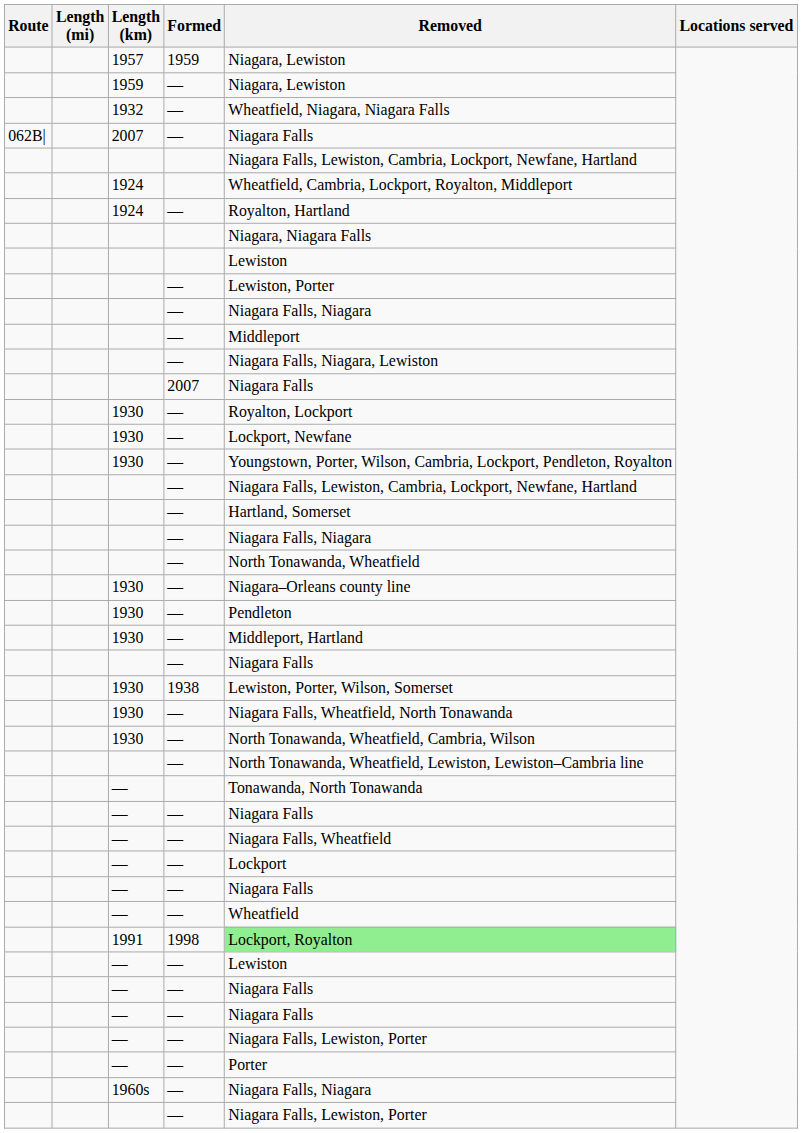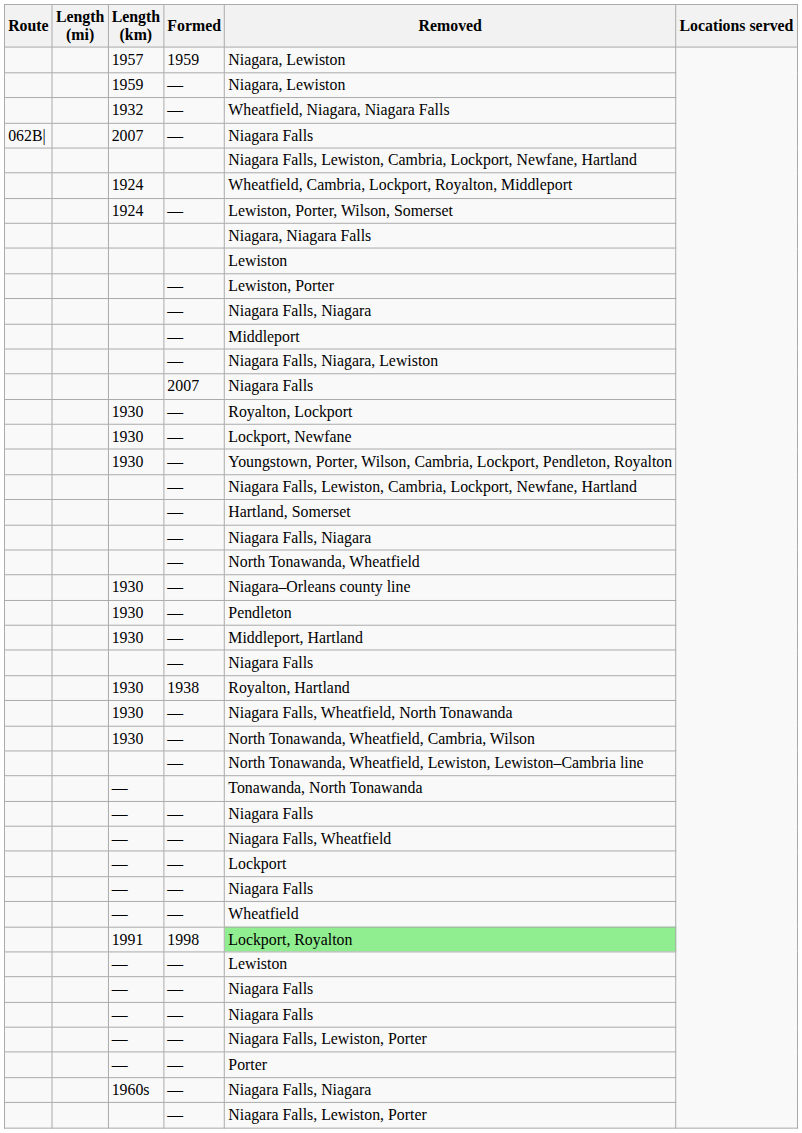(289, 210) Royalton, Hartland -> (341, 210) Lewiston, Porter, Wilson, Somerset
(341, 688) Lewiston, Porter, Wilson, Somerset -> (289, 688) Royalton, Hartland
